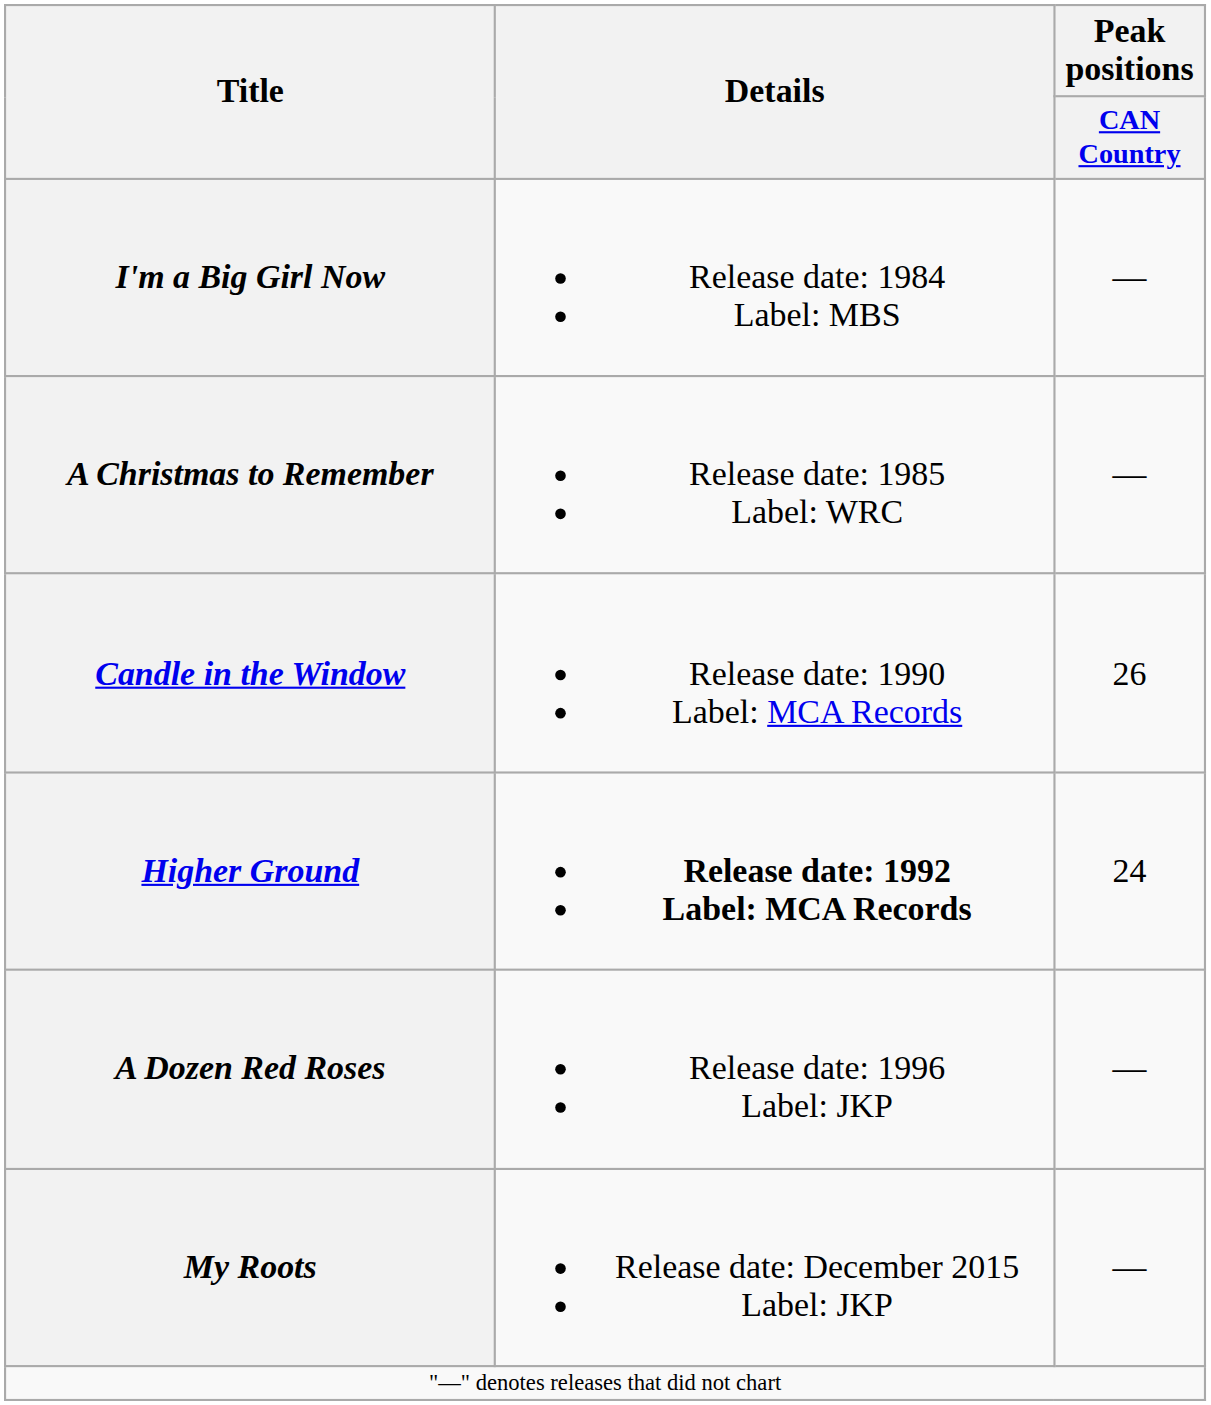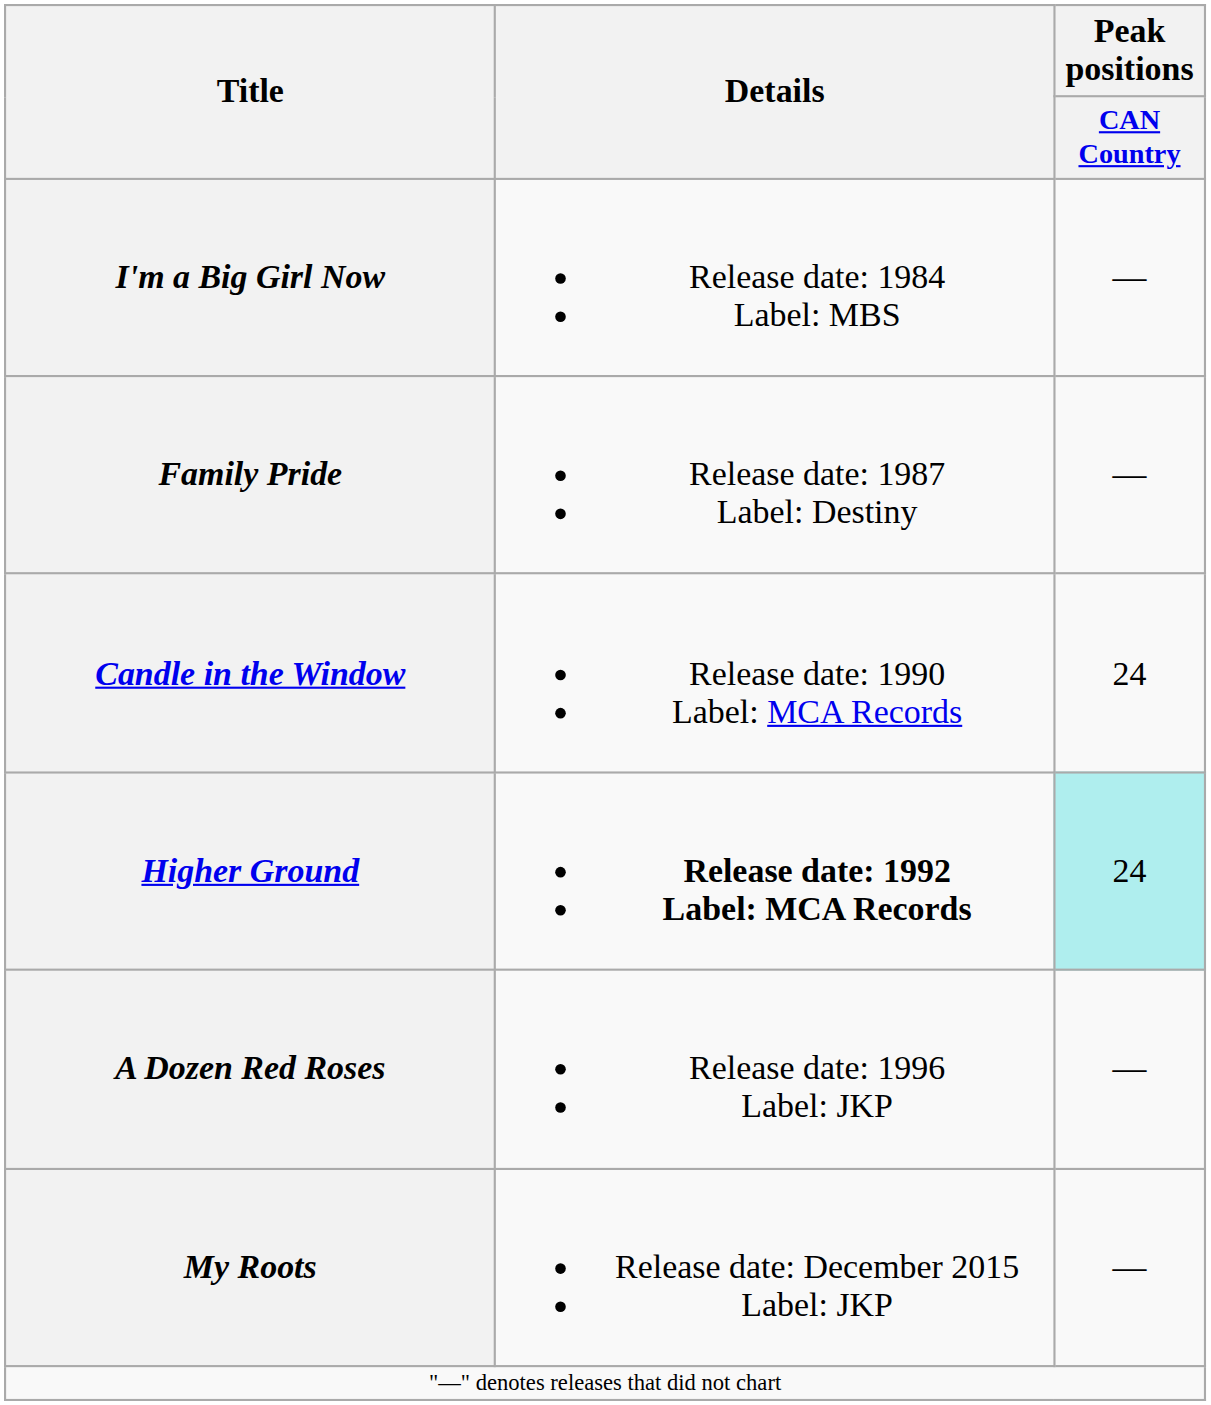- row: (250, 474)
+ row: (250, 474)
(1130, 672) 26 -> (1130, 672) 24
(1130, 870) no background -> (1130, 870) paleturquoise background
